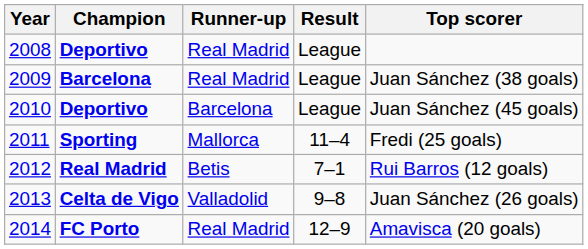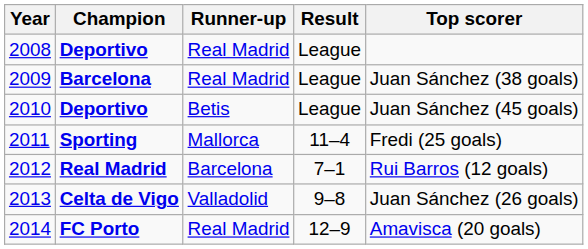(230, 109) Barcelona -> (209, 109) Betis
(209, 169) Betis -> (230, 169) Barcelona
